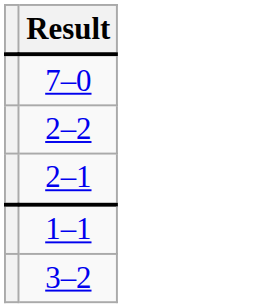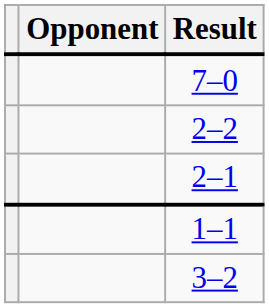+ column: (92, 28)
